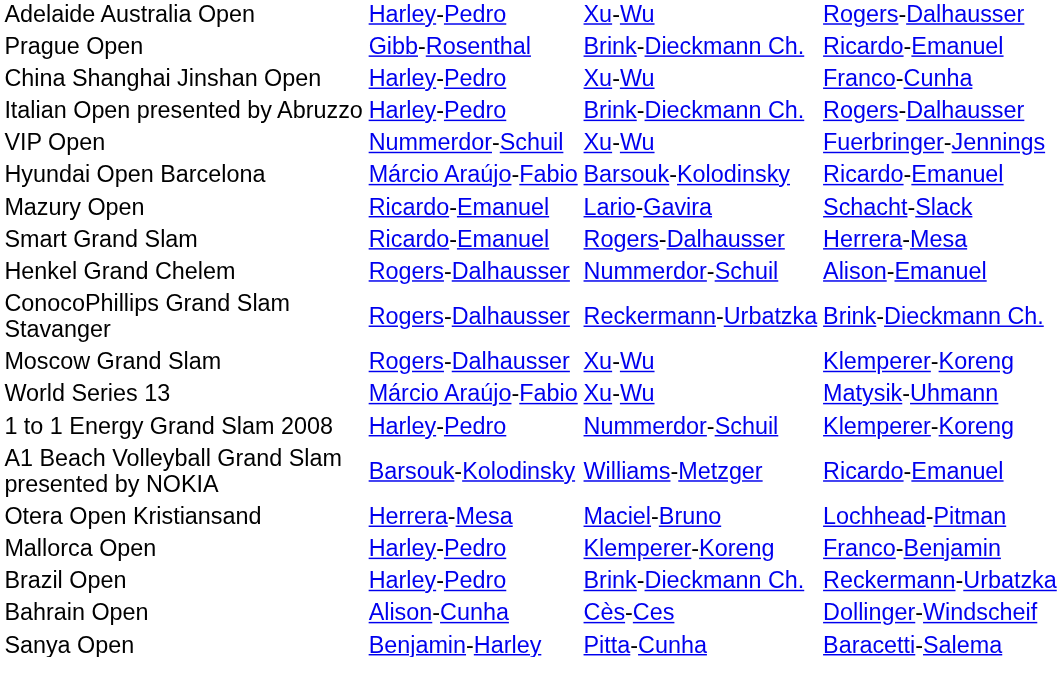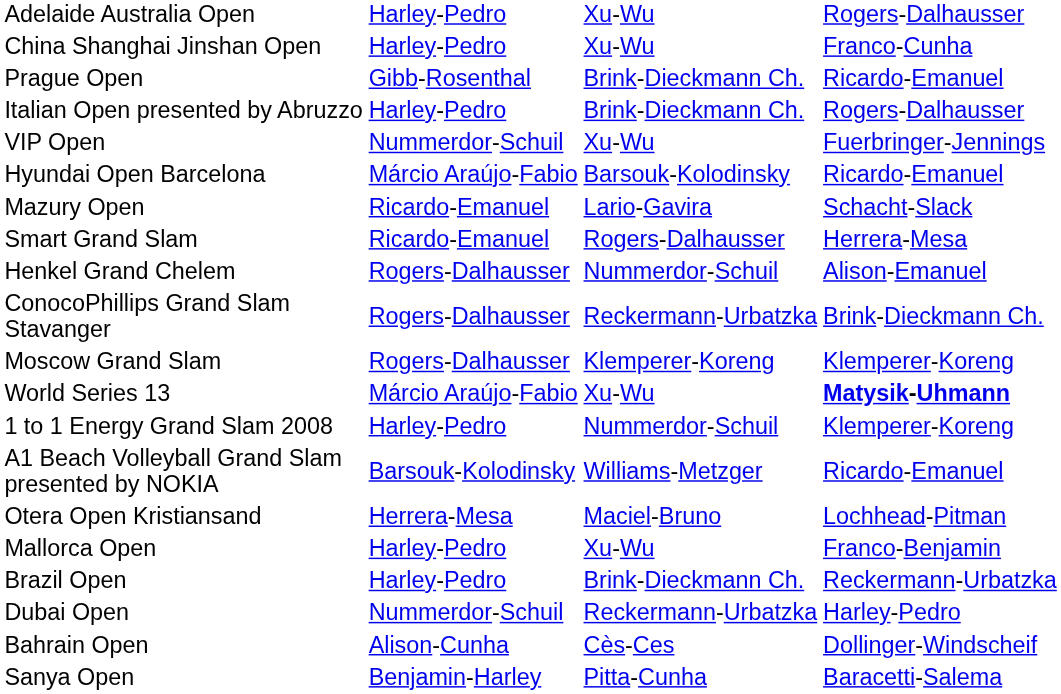rows swapped: (163, 78) <-> (74, 46)
(619, 361) Xu-Wu -> (679, 361) Klemperer-Koreng
(911, 393) normal -> (917, 393) bold
(679, 548) Klemperer-Koreng -> (619, 548) Xu-Wu
+ row: (67, 612)
